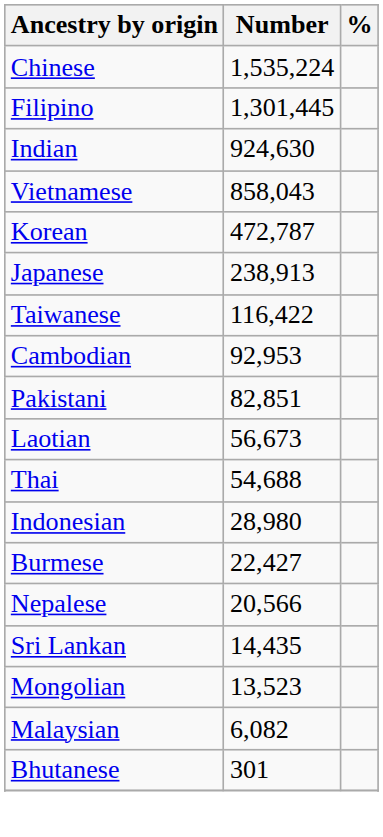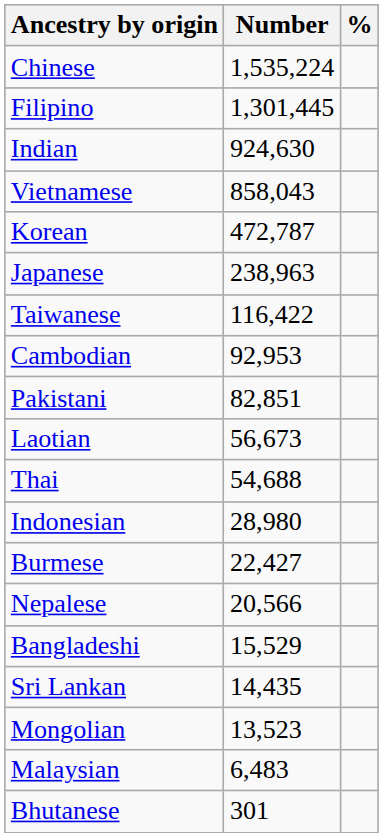(272, 273) 238,913 -> (272, 273) 238,963
+ row: (75, 645)
(259, 728) 6,082 -> (259, 769) 6,483
